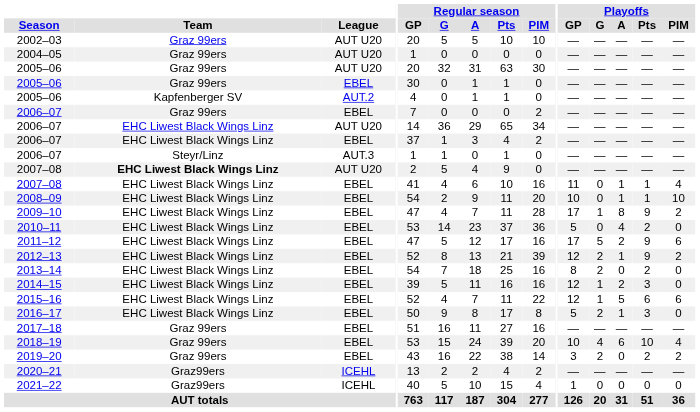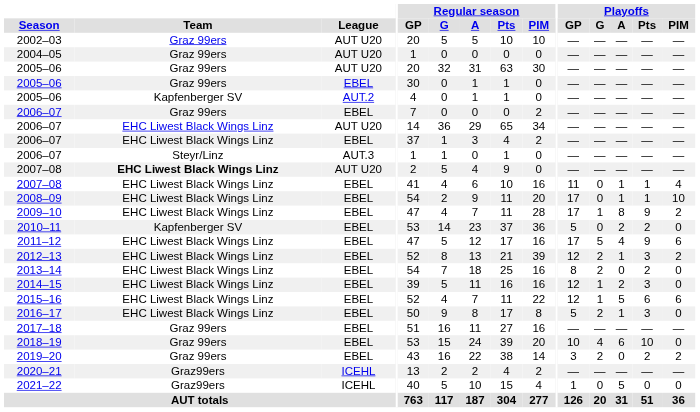(573, 198) 10 -> (573, 198) 17
(198, 227) EHC Liwest Black Wings Linz -> (198, 227) Kapfenberger SV
(622, 227) 4 -> (622, 227) 2
(622, 241) 2 -> (622, 241) 4
(647, 256) 9 -> (647, 256) 3
(678, 342) 4 -> (678, 342) 0
(622, 385) 0 -> (622, 385) 5
